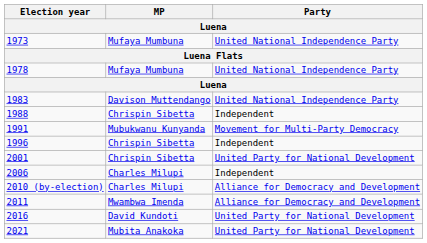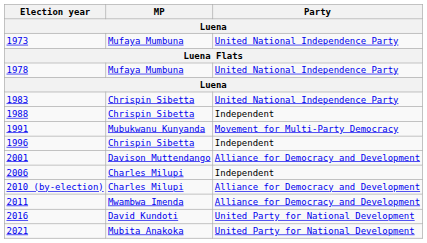(159, 99) Davison Muttendango -> (151, 99) Chrispin Sibetta
(151, 158) Chrispin Sibetta -> (159, 158) Davison Muttendango
(315, 158) United Party for National Development -> (317, 158) Alliance for Democracy and Development
